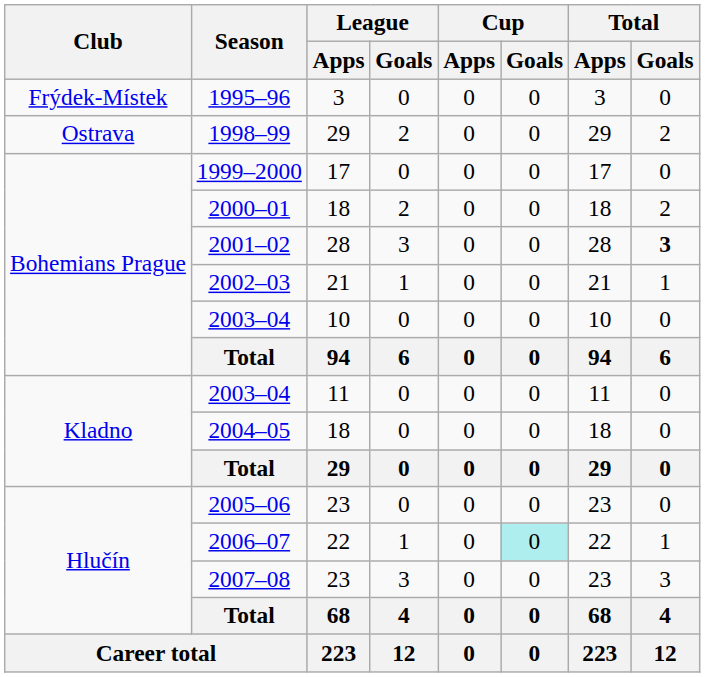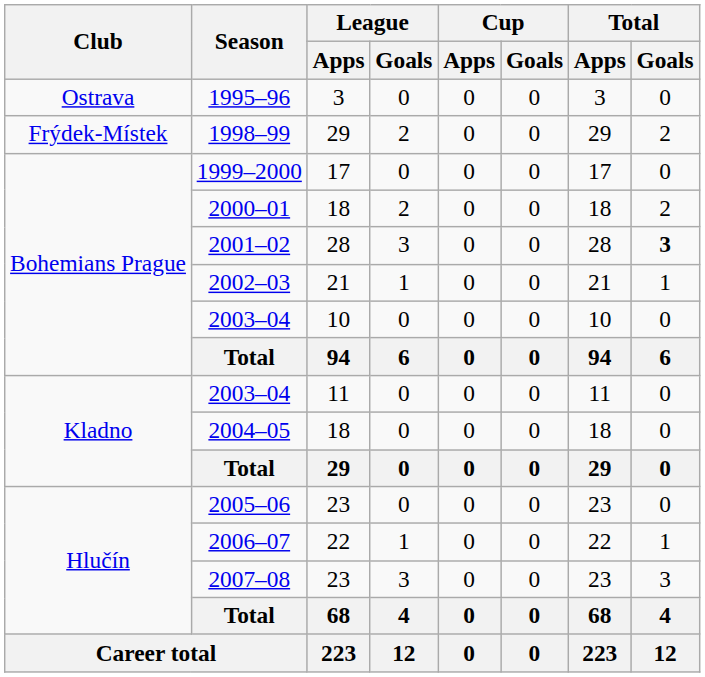(98, 97) Frýdek-Místek -> (98, 97) Ostrava
(98, 134) Ostrava -> (98, 134) Frýdek-Místek
(534, 541) paleturquoise background -> (534, 541) no background
